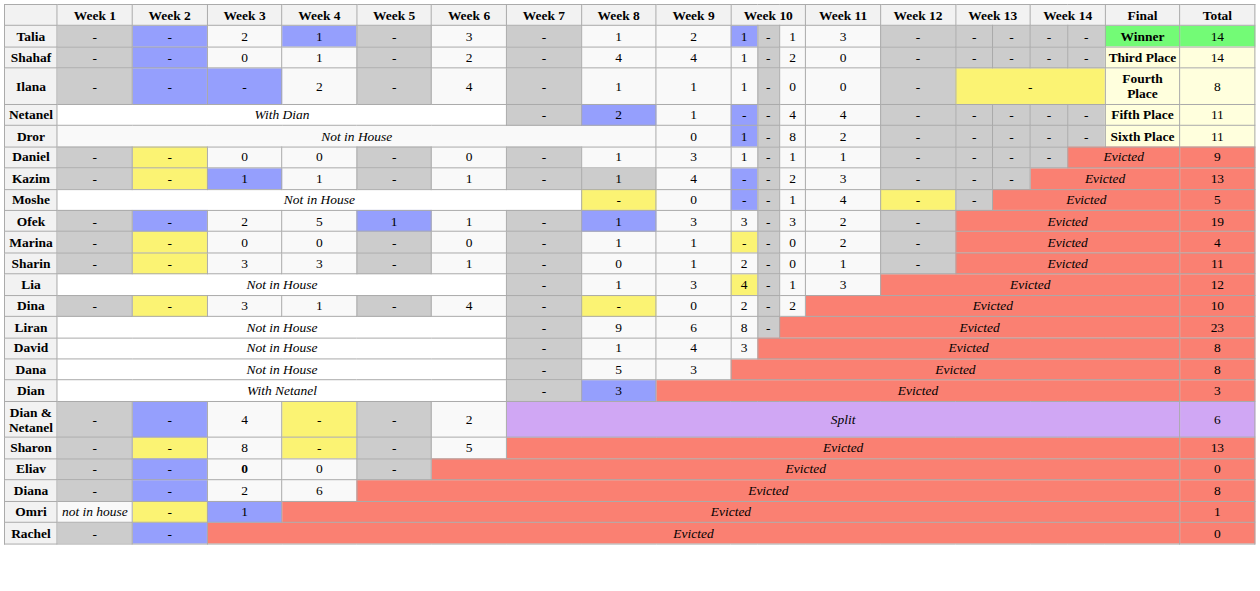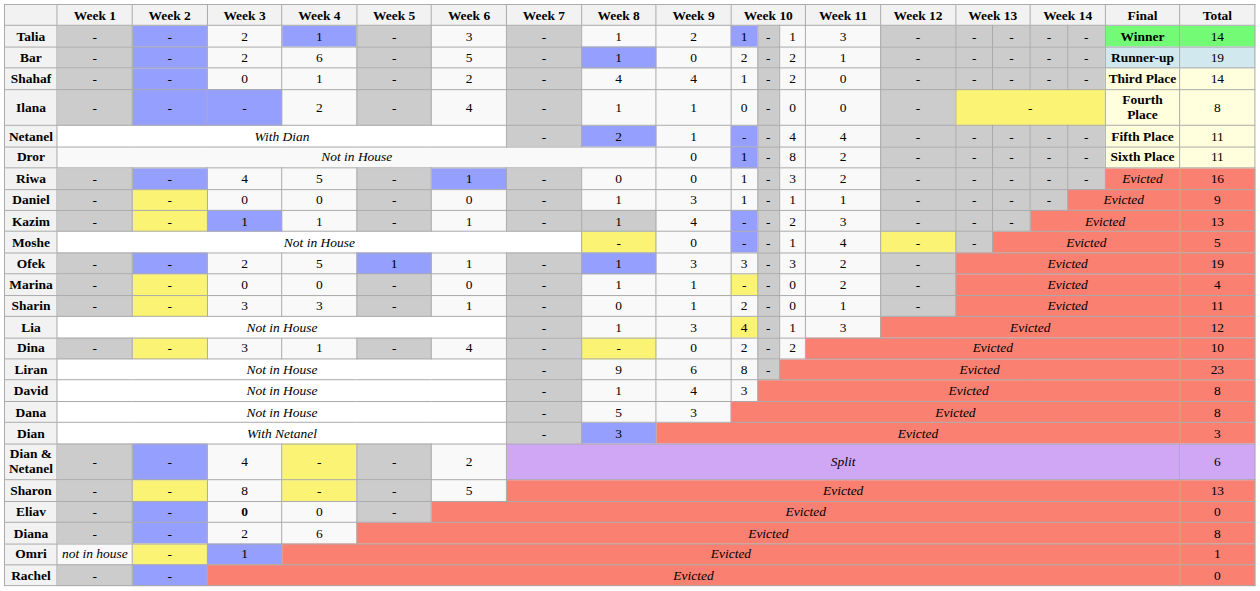+ row: (31, 57)
(744, 86) 1 -> (744, 107) 0
+ row: (31, 178)
